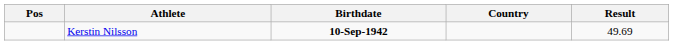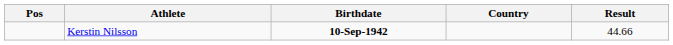(620, 31) 49.69 -> (620, 31) 44.66
